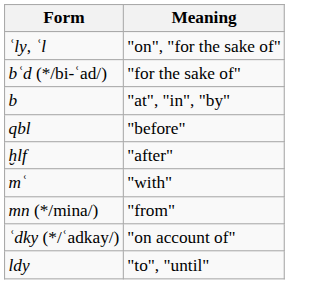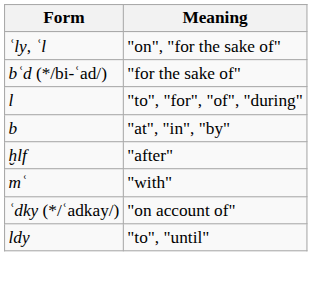+ row: (11, 100)
- row: (20, 127)
- row: (53, 210)
